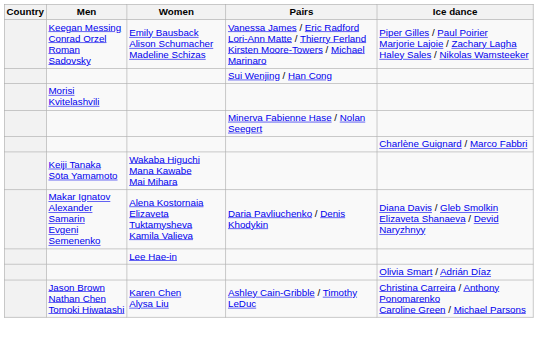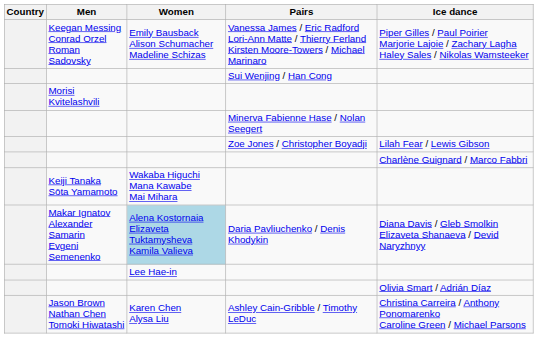+ row: (87, 144)
(166, 219) no background -> (166, 234) lightblue background
